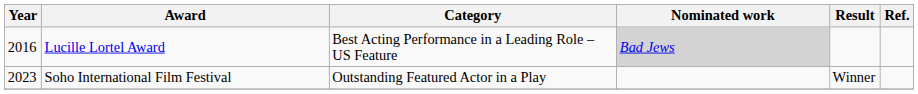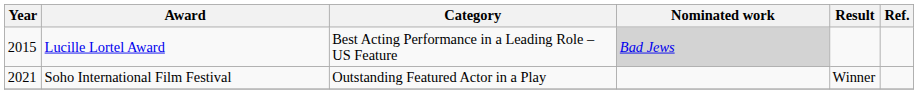(22, 46) 2016 -> (22, 46) 2015
(22, 77) 2023 -> (22, 77) 2021
